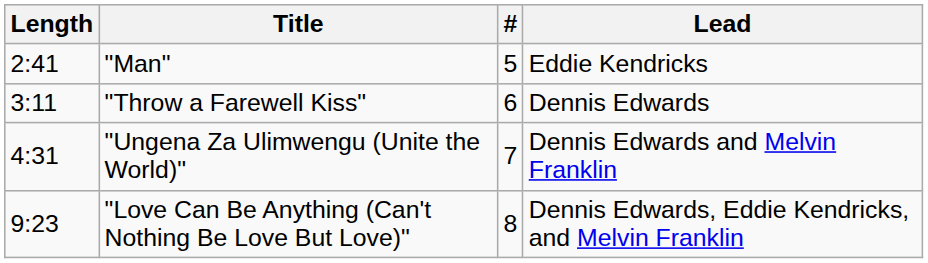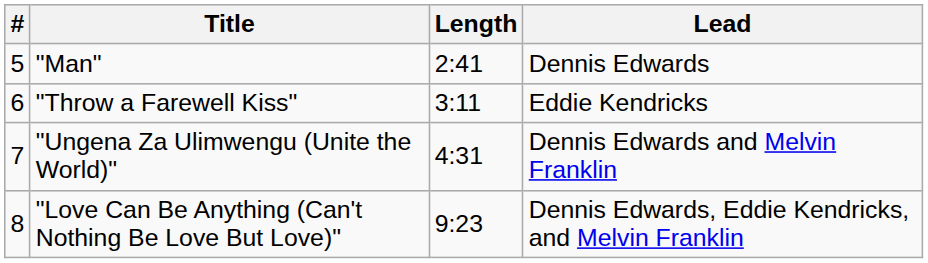columns swapped: (510, 24) <-> (52, 24)
(618, 63) Eddie Kendricks -> (619, 63) Dennis Edwards
(619, 102) Dennis Edwards -> (618, 102) Eddie Kendricks
